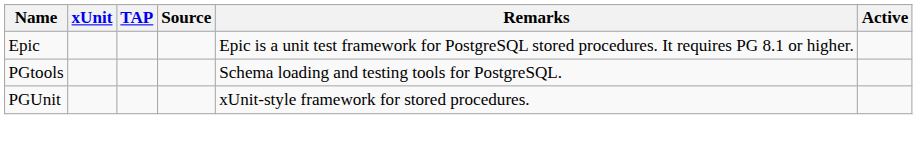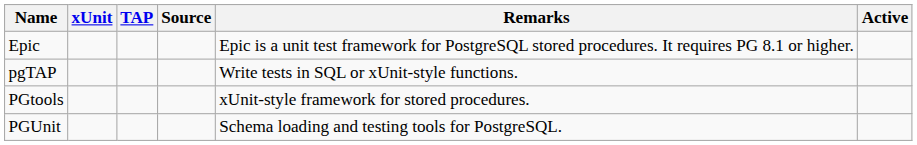+ row: (33, 72)
(391, 72) Schema loading and testing tools for PostgreSQL. -> (374, 99) xUnit-style framework for stored procedures.
(374, 99) xUnit-style framework for stored procedures. -> (391, 126) Schema loading and testing tools for PostgreSQL.
